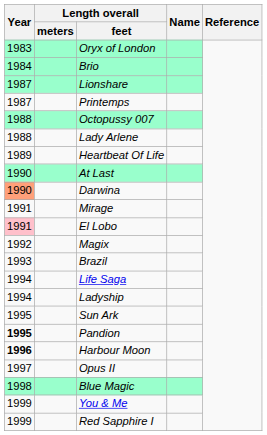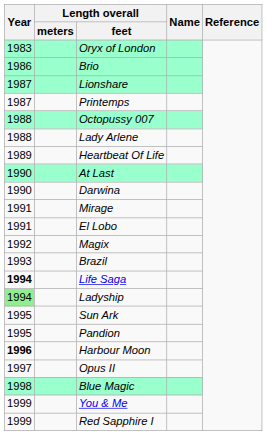(19, 66) 1984 -> (19, 66) 1986
(19, 191) lightsalmon background -> (19, 191) no background
(19, 226) pink background -> (19, 226) no background
(19, 279) normal -> (19, 279) bold
(19, 297) no background -> (19, 297) lightgreen background
(19, 333) bold -> (19, 333) normal
